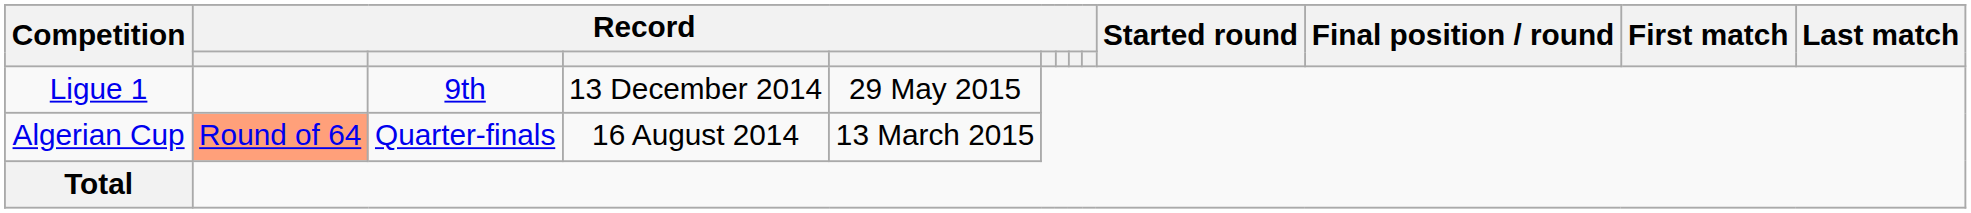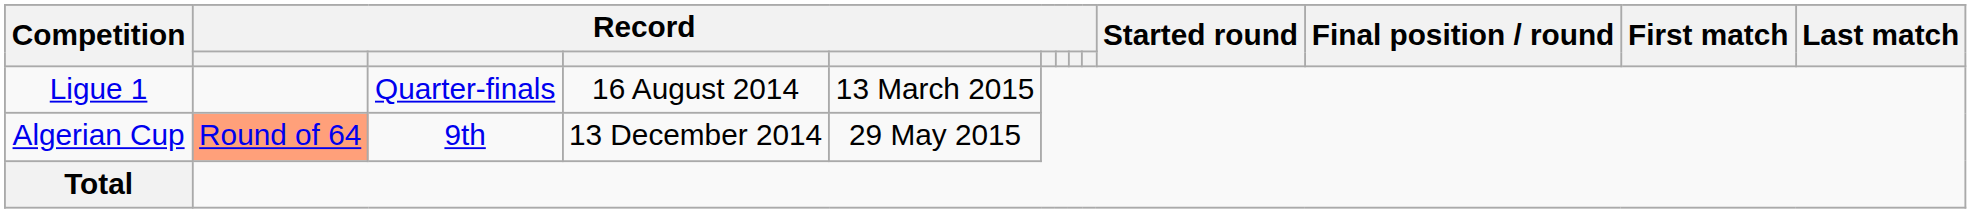(465, 89) 9th -> (465, 89) Quarter-finals
(696, 89) 13 December 2014 -> (696, 89) 16 August 2014
(935, 89) 29 May 2015 -> (935, 89) 13 March 2015
(465, 136) Quarter-finals -> (465, 136) 9th
(696, 136) 16 August 2014 -> (696, 136) 13 December 2014
(935, 136) 13 March 2015 -> (935, 136) 29 May 2015
